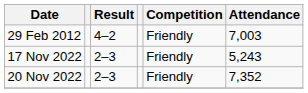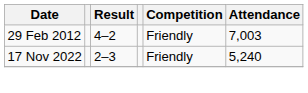(245, 56) 5,243 -> (245, 56) 5,240
- row: (45, 77)
